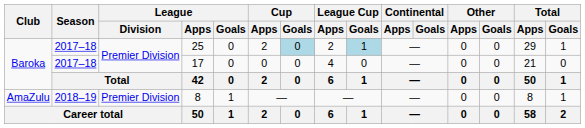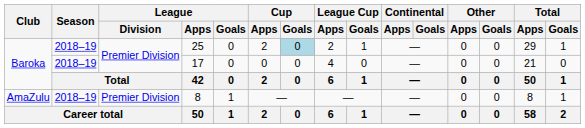(76, 47) 2017–18 -> (76, 47) 2018–19
(364, 47) lightblue background -> (364, 47) no background
(76, 64) 2017–18 -> (76, 64) 2018–19
